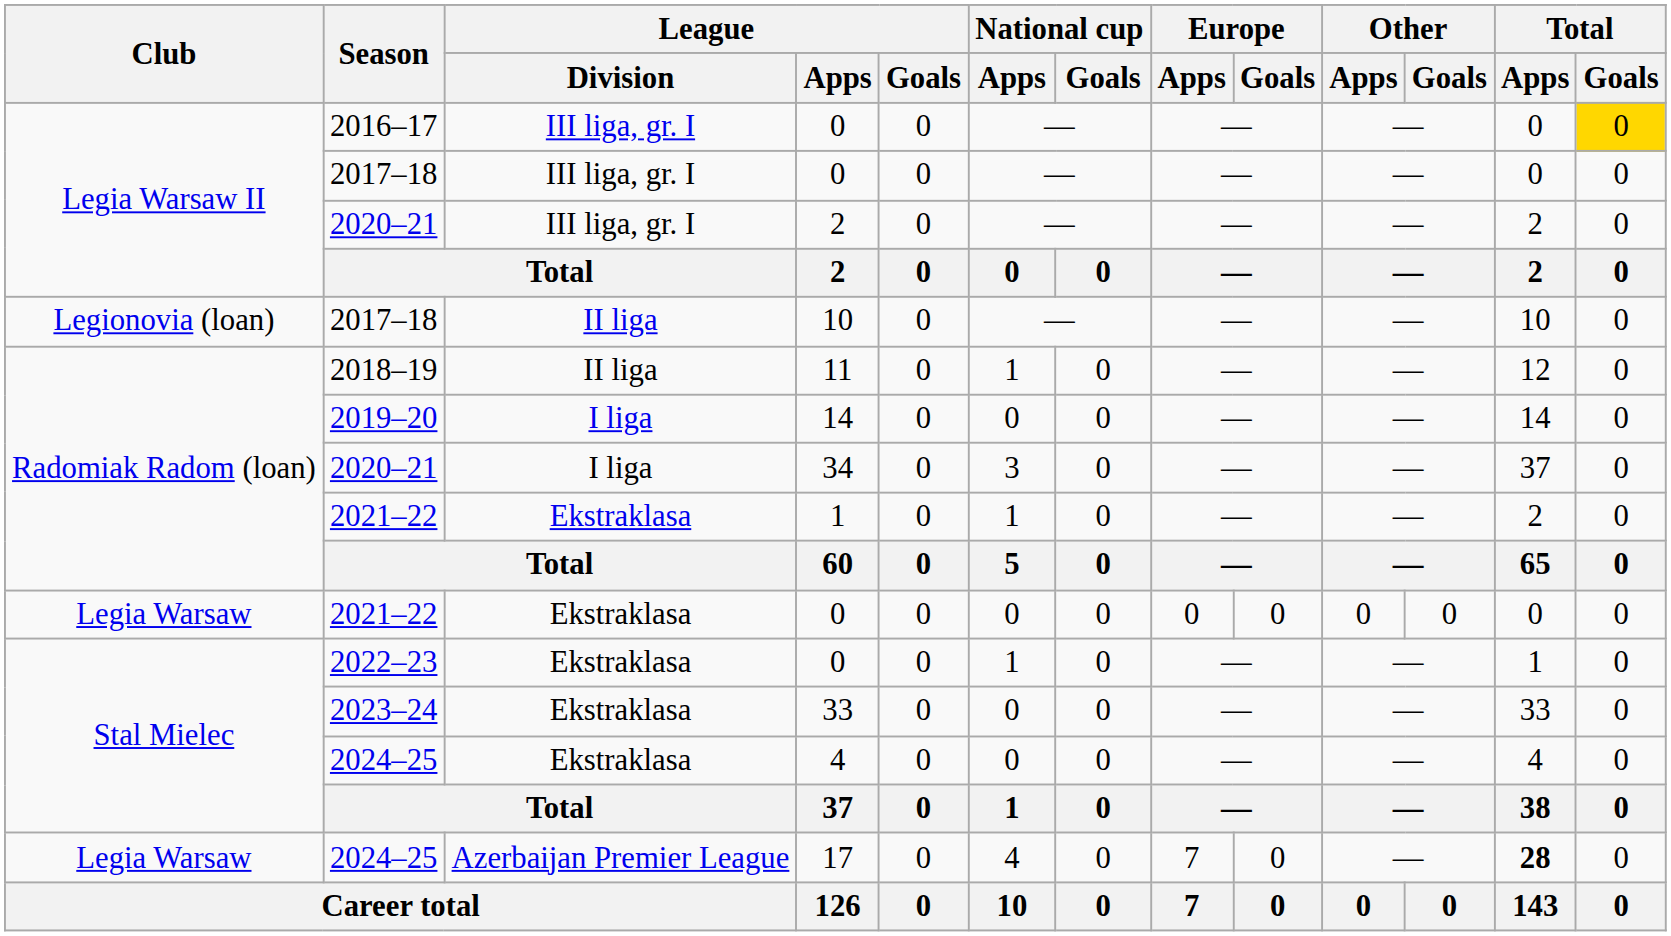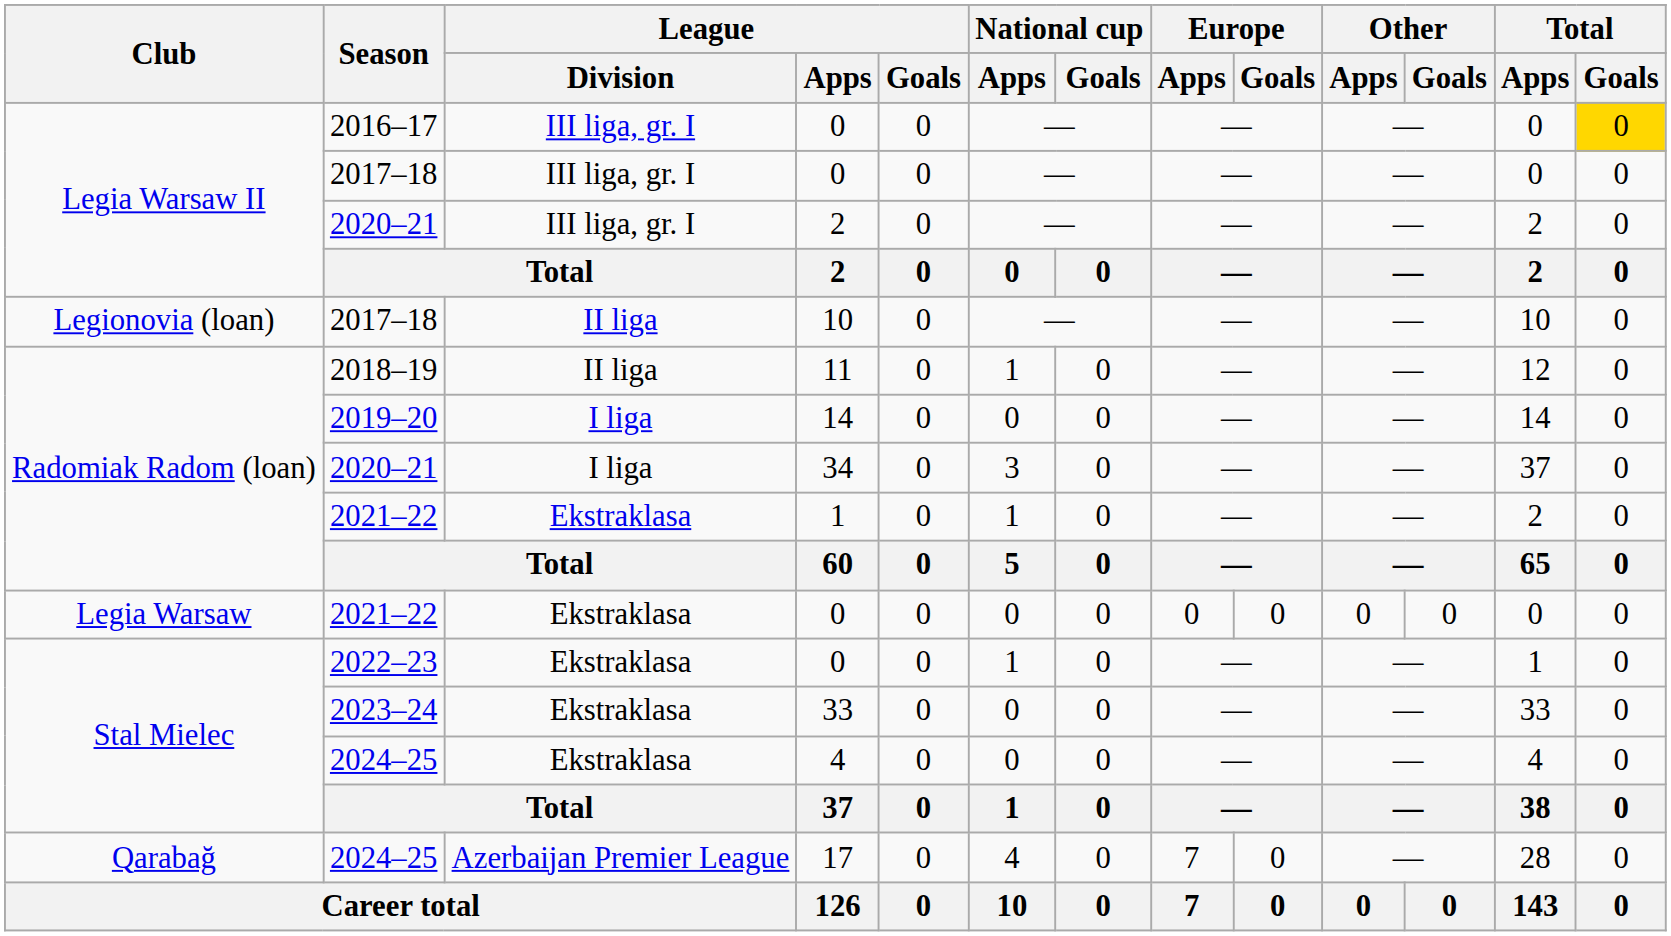(164, 857) Legia Warsaw -> (164, 857) Qarabağ
(1535, 857) bold -> (1535, 857) normal
